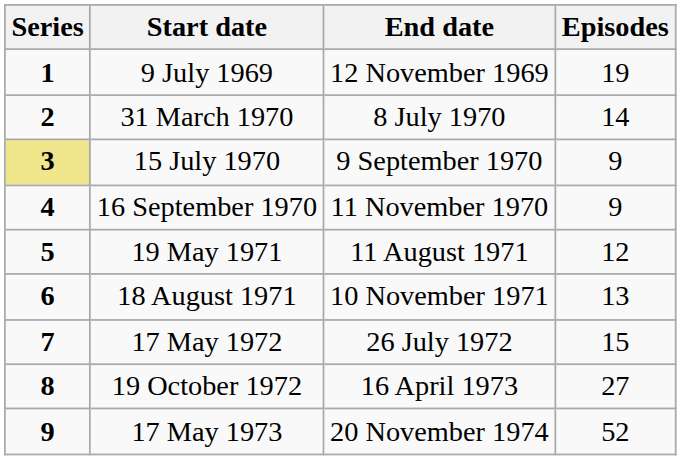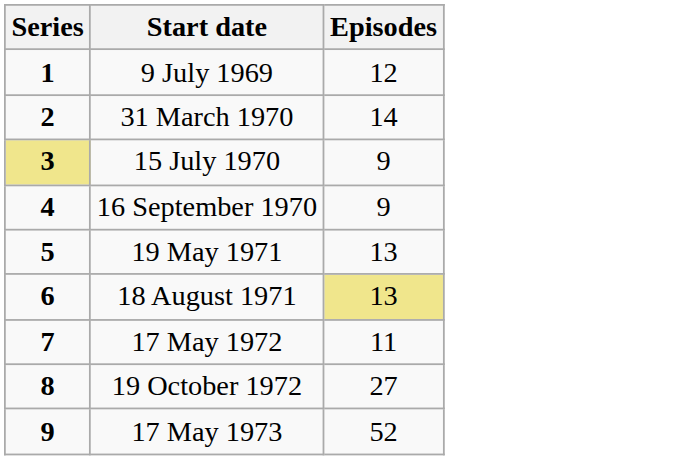- column: (439, 26)
(615, 71) 19 -> (384, 71) 12
(615, 251) 12 -> (384, 251) 13
(615, 296) no background -> (384, 296) khaki background
(615, 341) 15 -> (384, 341) 11
